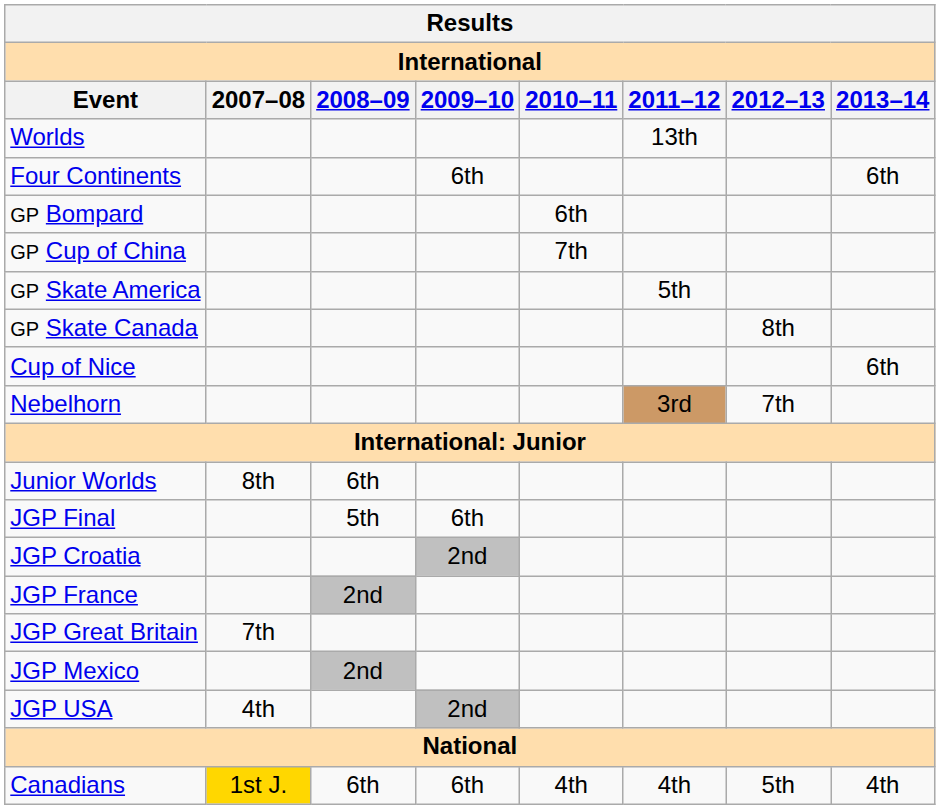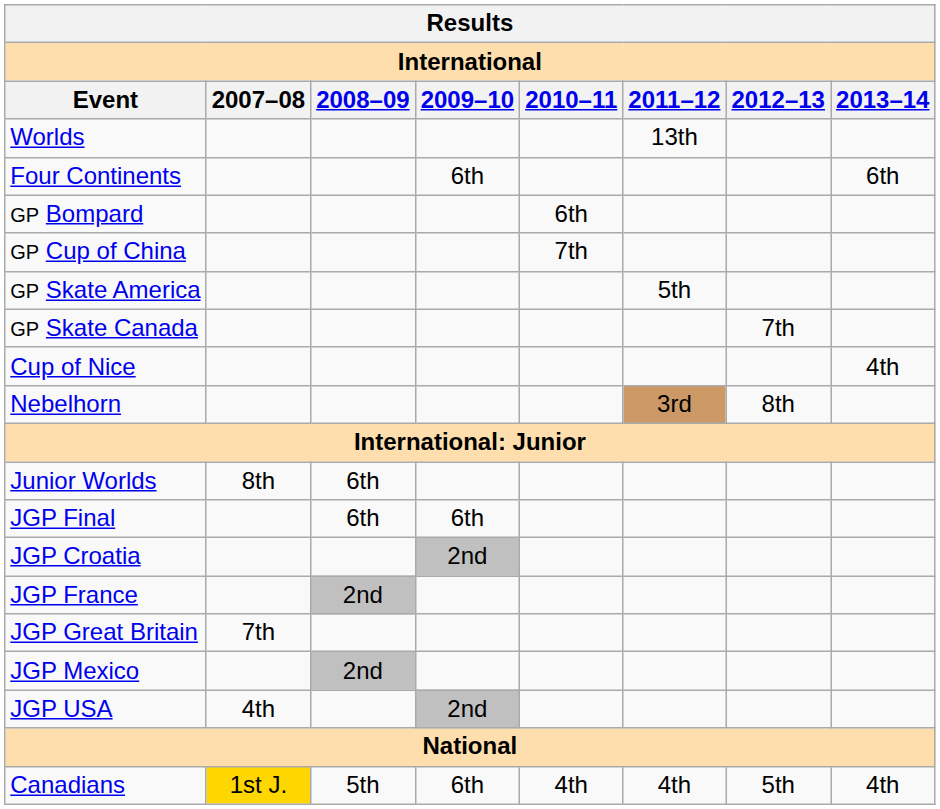(778, 328) 8th -> (778, 328) 7th
(883, 366) 6th -> (883, 366) 4th
(778, 404) 7th -> (778, 404) 8th
(363, 518) 5th -> (363, 518) 6th
(363, 784) 6th -> (363, 784) 5th
